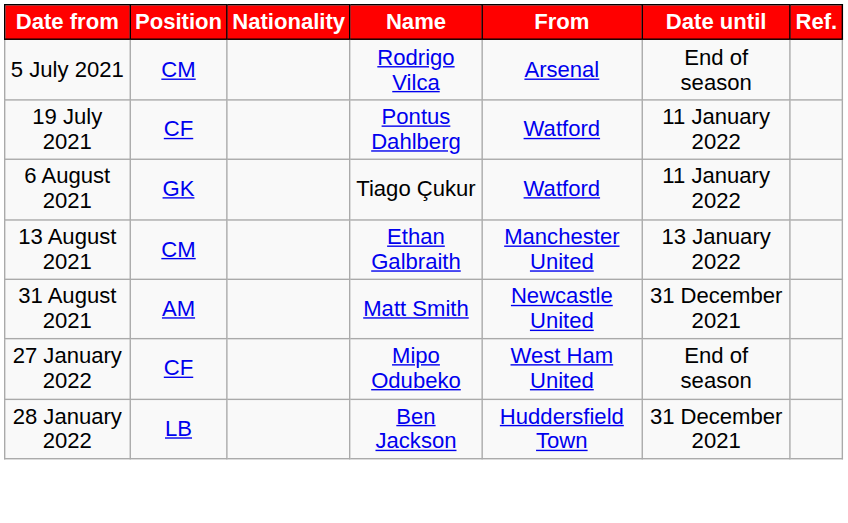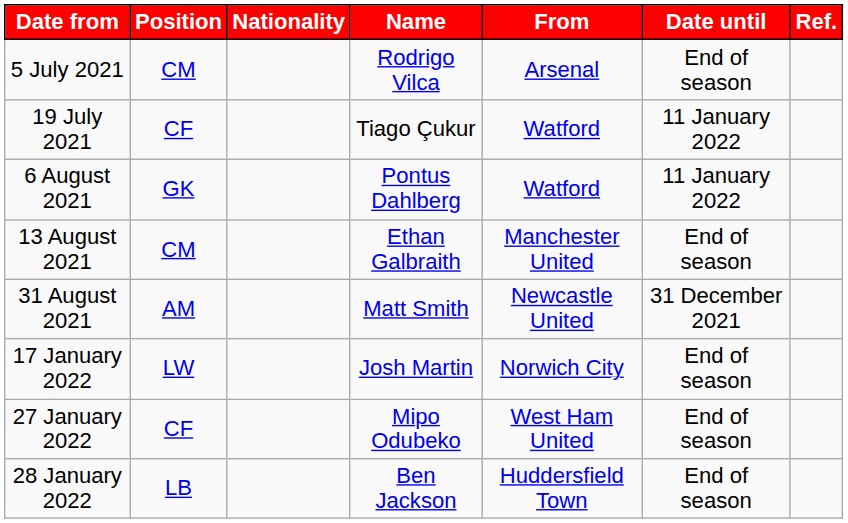(416, 129) Pontus Dahlberg -> (416, 129) Tiago Çukur
(416, 189) Tiago Çukur -> (416, 189) Pontus Dahlberg
(716, 249) 13 January 2022 -> (716, 249) End of season
+ row: (67, 368)
(716, 428) 31 December 2021 -> (716, 488) End of season
